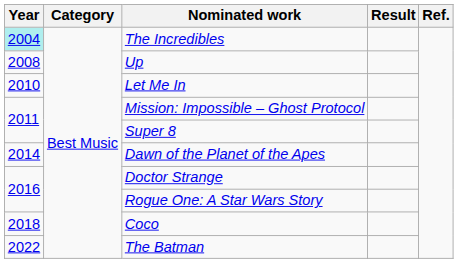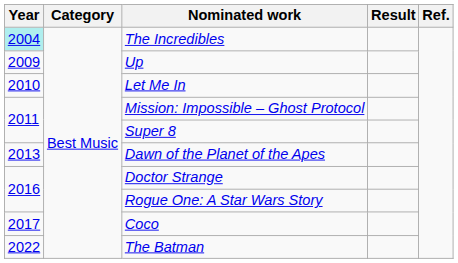(24, 62) 2008 -> (24, 62) 2009
(24, 154) 2014 -> (24, 154) 2013
(24, 223) 2018 -> (24, 223) 2017
